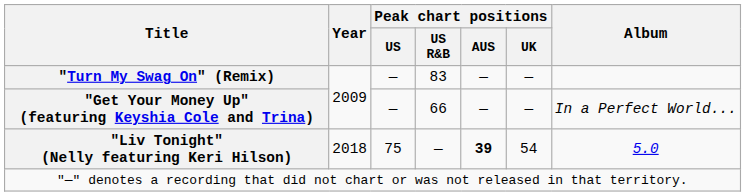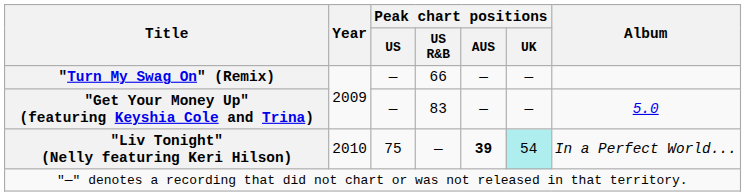(438, 77) 83 -> (438, 77) 66
(438, 109) 66 -> (438, 109) 83
(646, 109) In a Perfect World... -> (646, 109) 5.0
(350, 149) 2018 -> (350, 149) 2010
(529, 149) no background -> (529, 149) paleturquoise background
(646, 149) 5.0 -> (646, 149) In a Perfect World...
